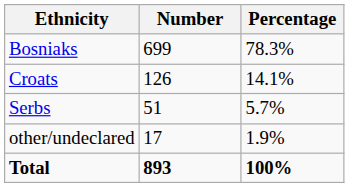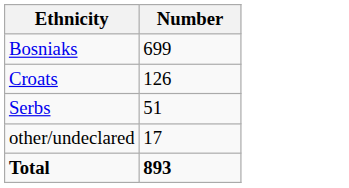- column: (292, 19)
